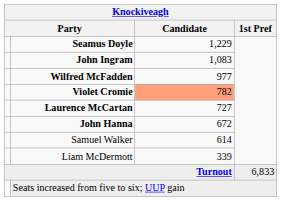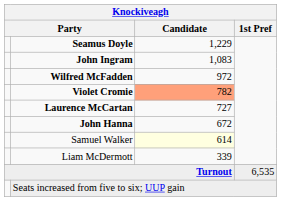(224, 76) 977 -> (224, 76) 972
(224, 140) no background -> (224, 140) lightyellow background
(263, 172) 6,833 -> (263, 172) 6,535
